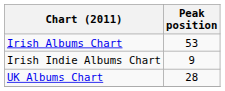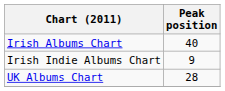(192, 43) 53 -> (192, 43) 40
